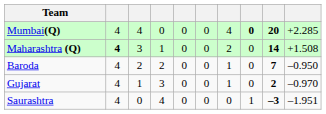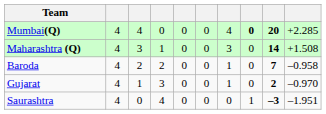(117, 48) bold -> (117, 48) normal
(229, 48) 2 -> (229, 48) 3
(303, 65) –0.950 -> (303, 65) –0.958
